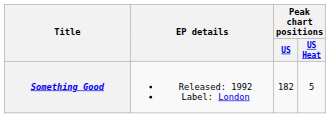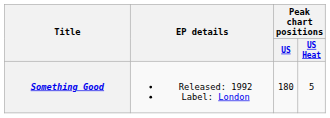(286, 87) 182 -> (286, 87) 180
